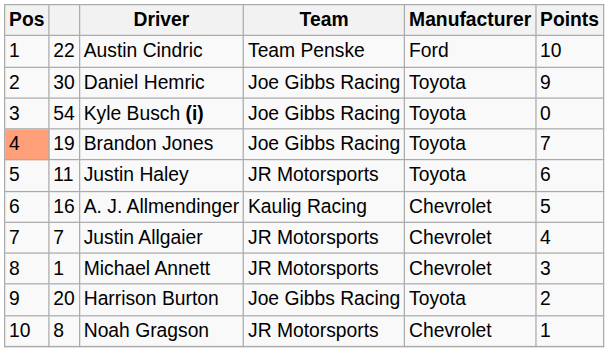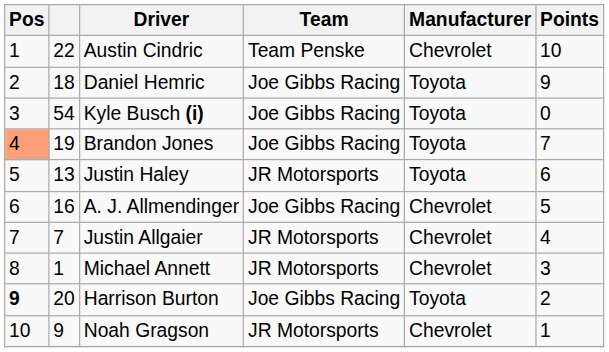(429, 50) Ford -> (450, 50) Chevrolet
(64, 81) 30 -> (64, 81) 18
(63, 174) 11 -> (64, 174) 13
(307, 206) Kaulig Racing -> (324, 206) Joe Gibbs Racing
(14, 299) normal -> (14, 299) bold
(59, 330) 8 -> (59, 330) 9
